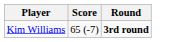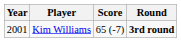+ column: (17, 12)
